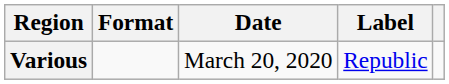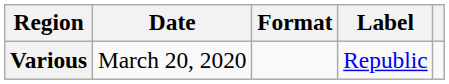columns swapped: (258, 23) <-> (136, 23)
